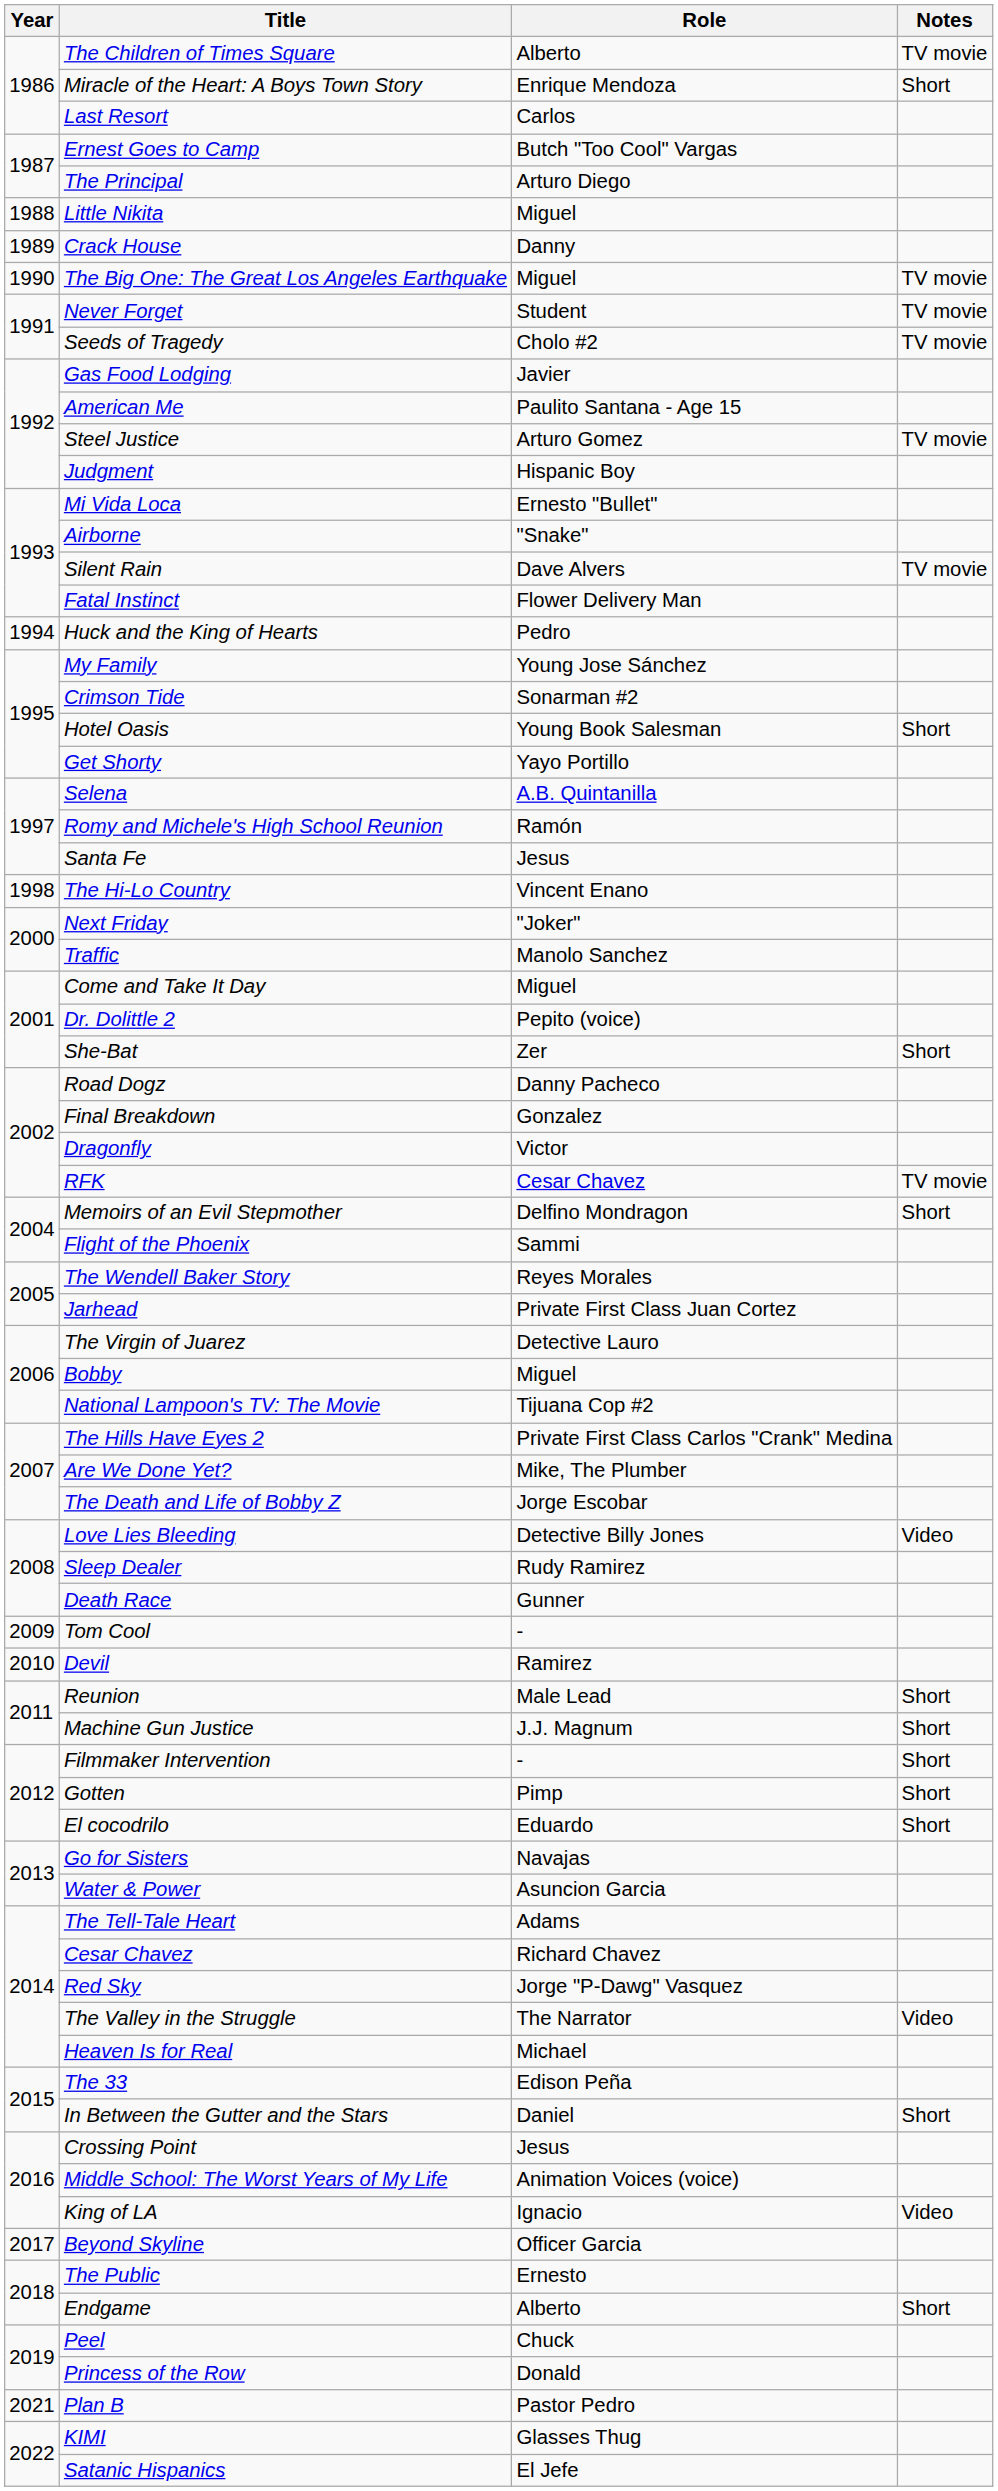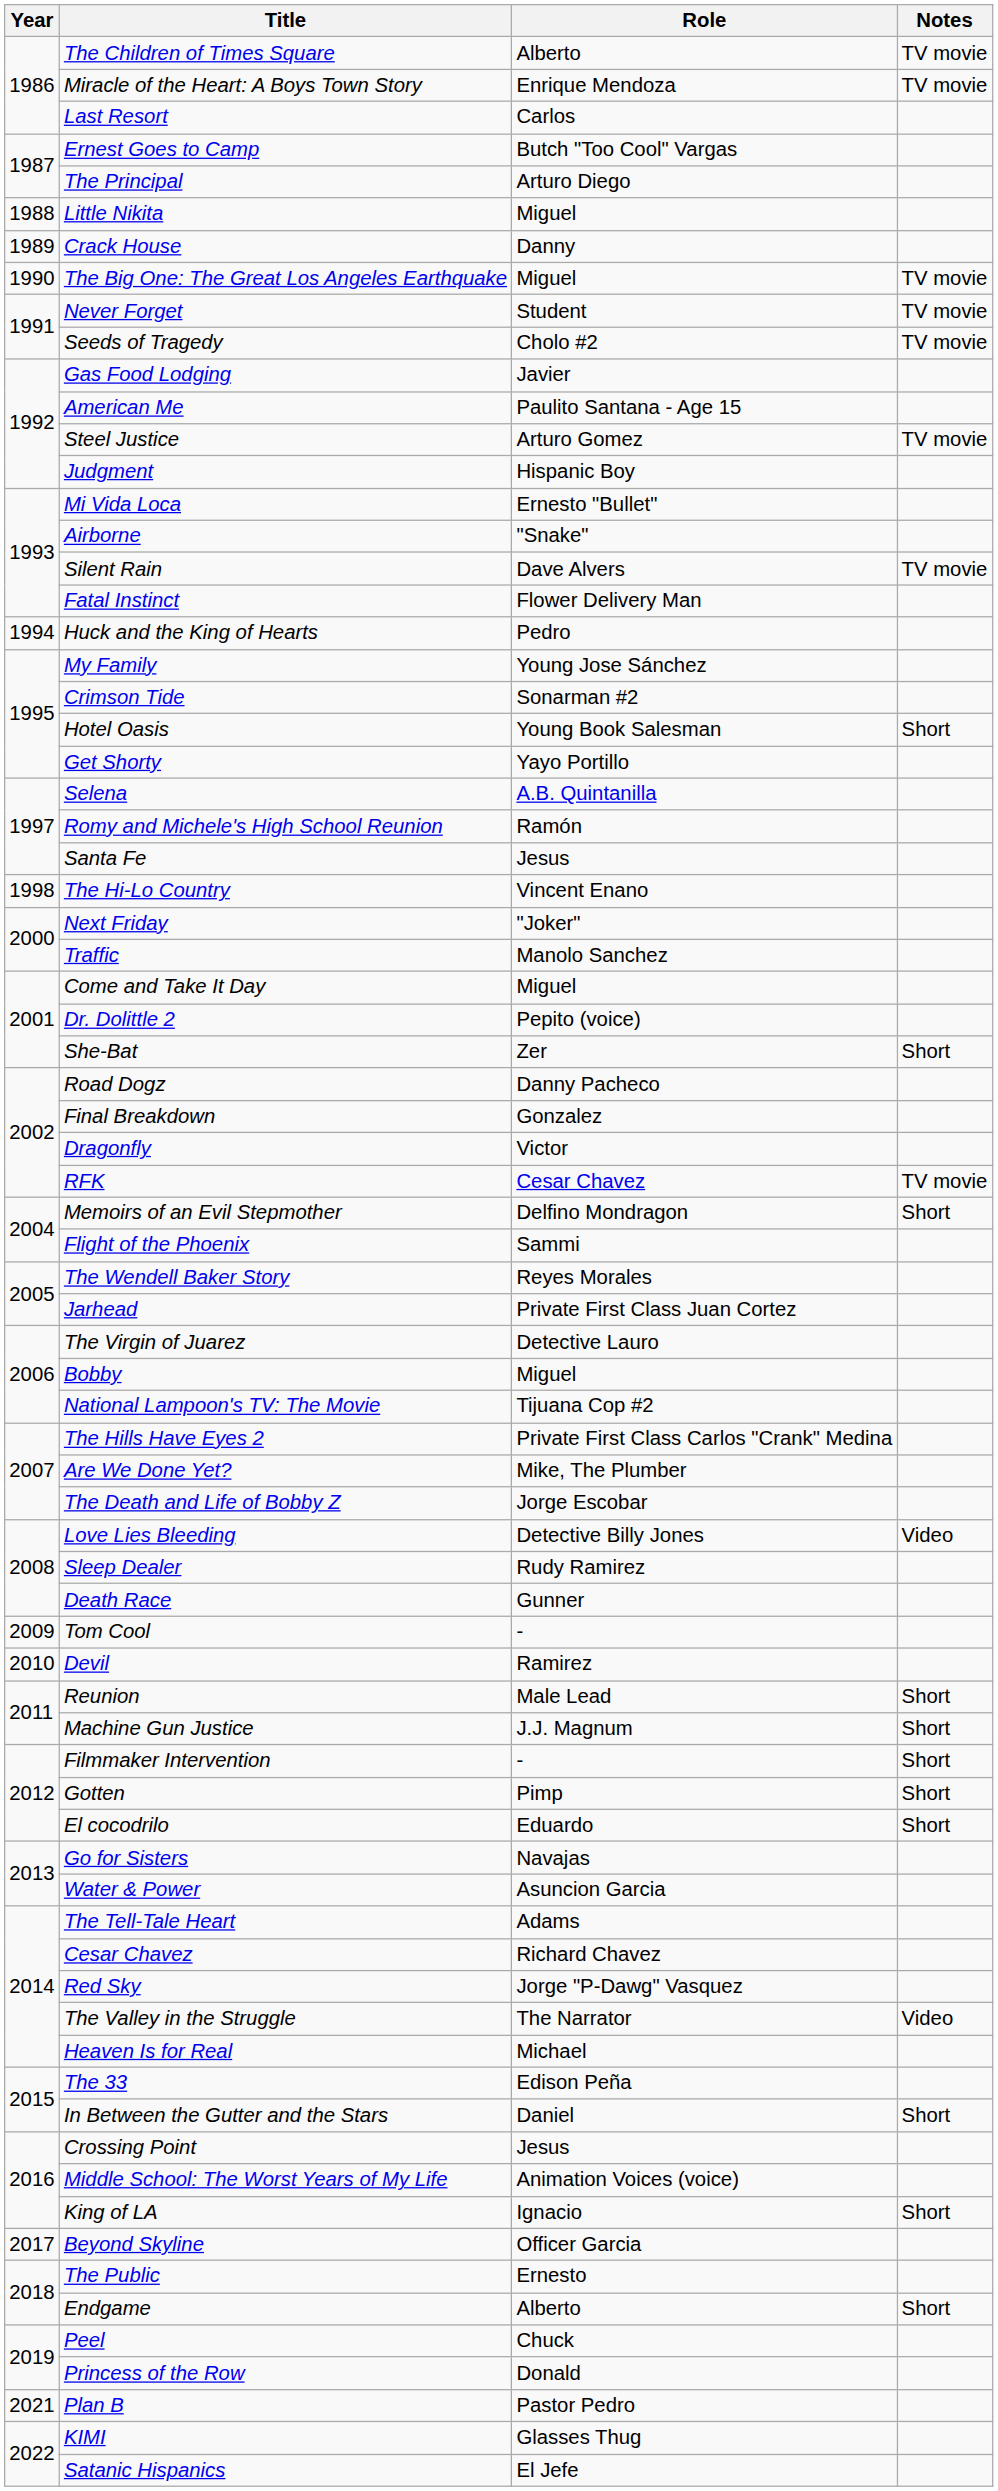(926, 85) Short -> (944, 85) TV movie
(927, 2211) Video -> (926, 2211) Short
